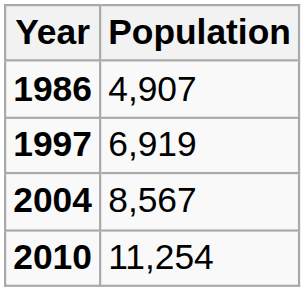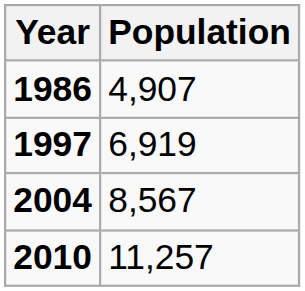(161, 256) 11,254 -> (161, 256) 11,257
